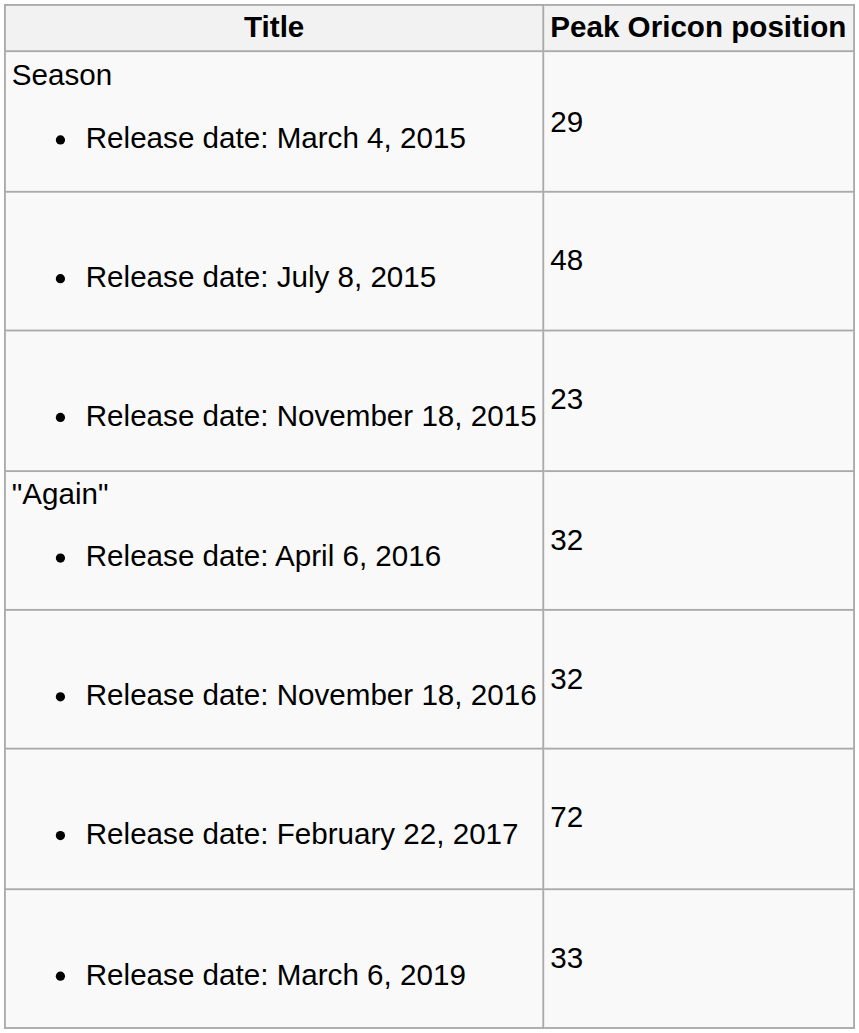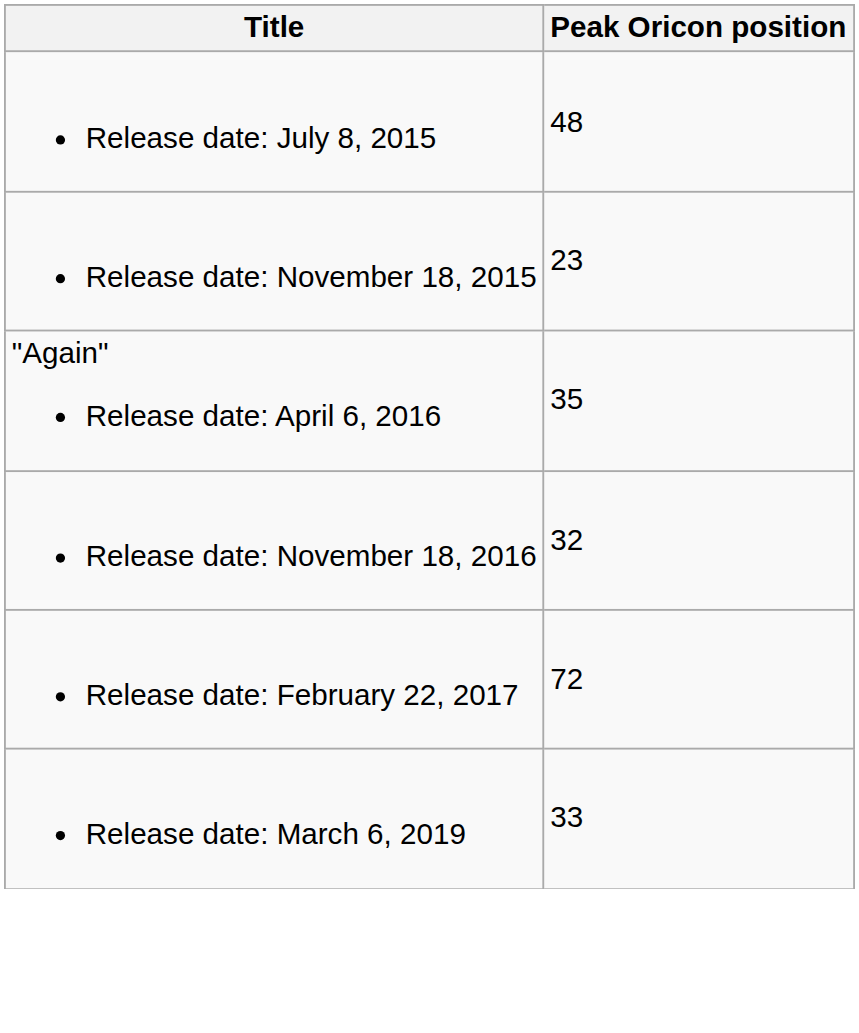- row: (274, 107)
(567, 539) 32 -> (567, 400) 35
